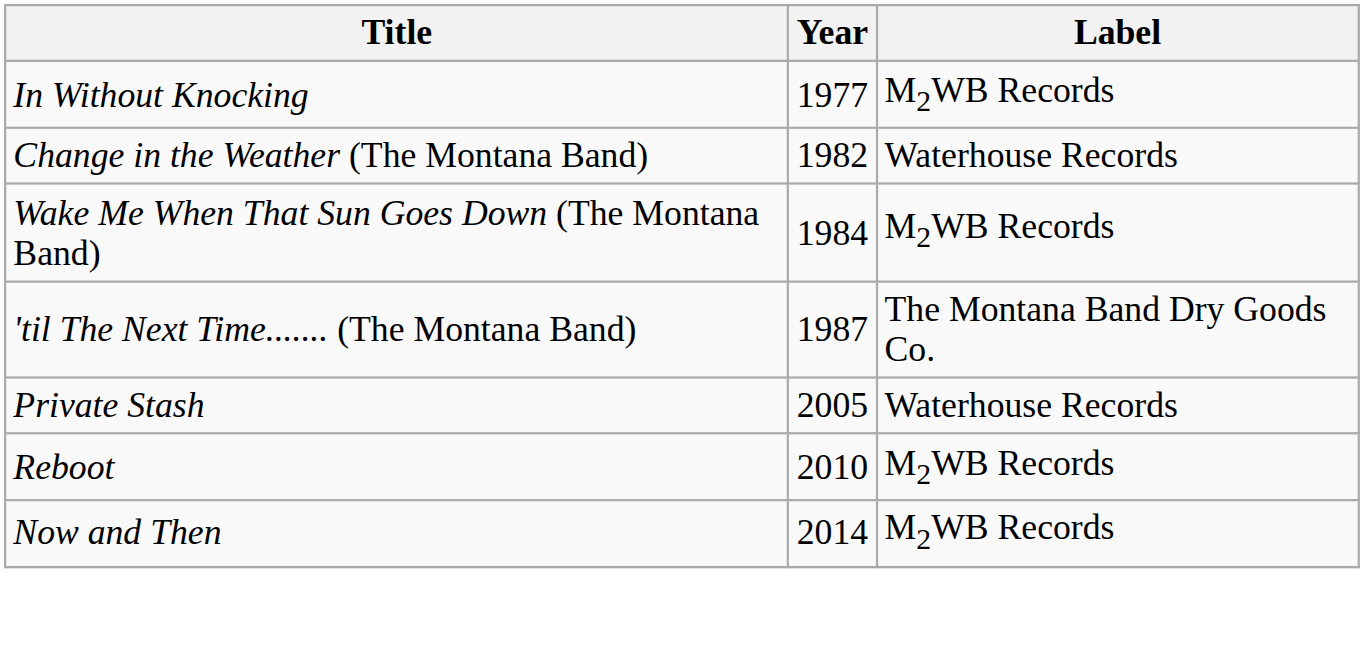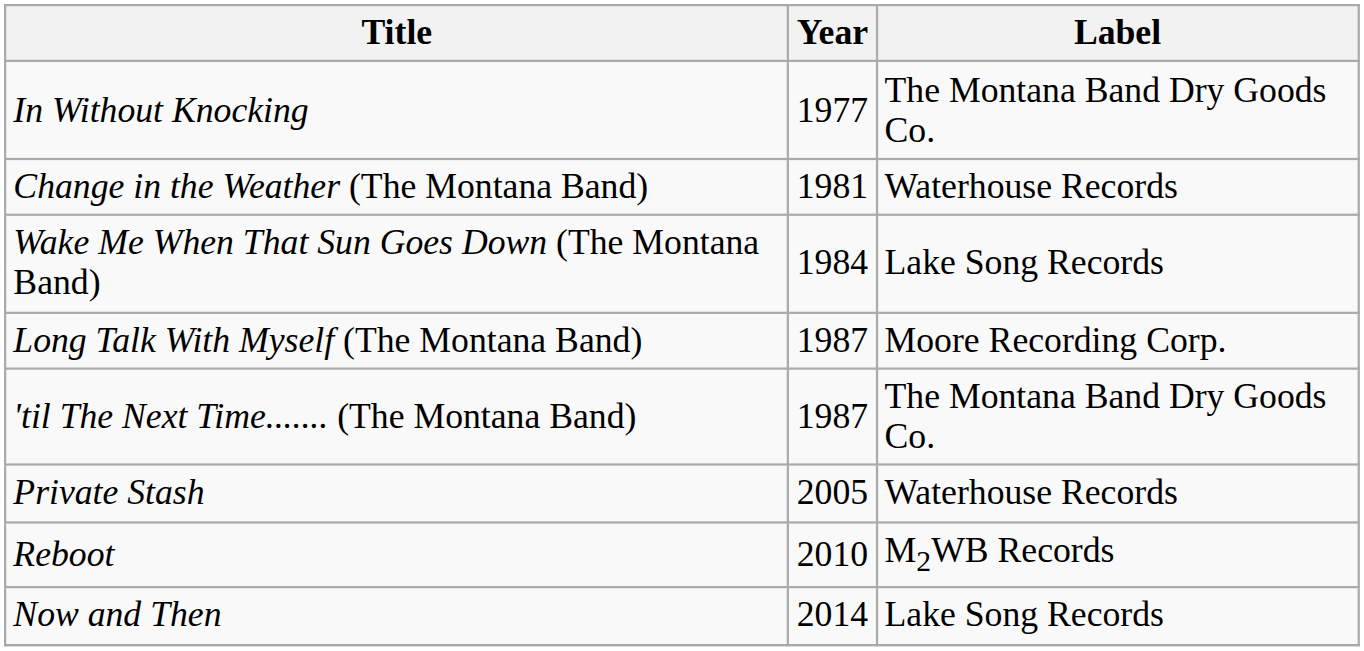(1000, 94) M2WB Records -> (1106, 109) The Montana Band Dry Goods Co.
(832, 155) 1982 -> (832, 186) 1981
(1000, 231) M2WB Records -> (1024, 262) Lake Song Records
+ row: (328, 339)
(1000, 532) M2WB Records -> (1024, 615) Lake Song Records
